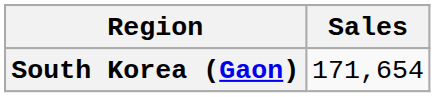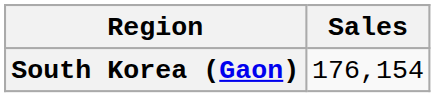(368, 70) 171,654 -> (368, 70) 176,154
